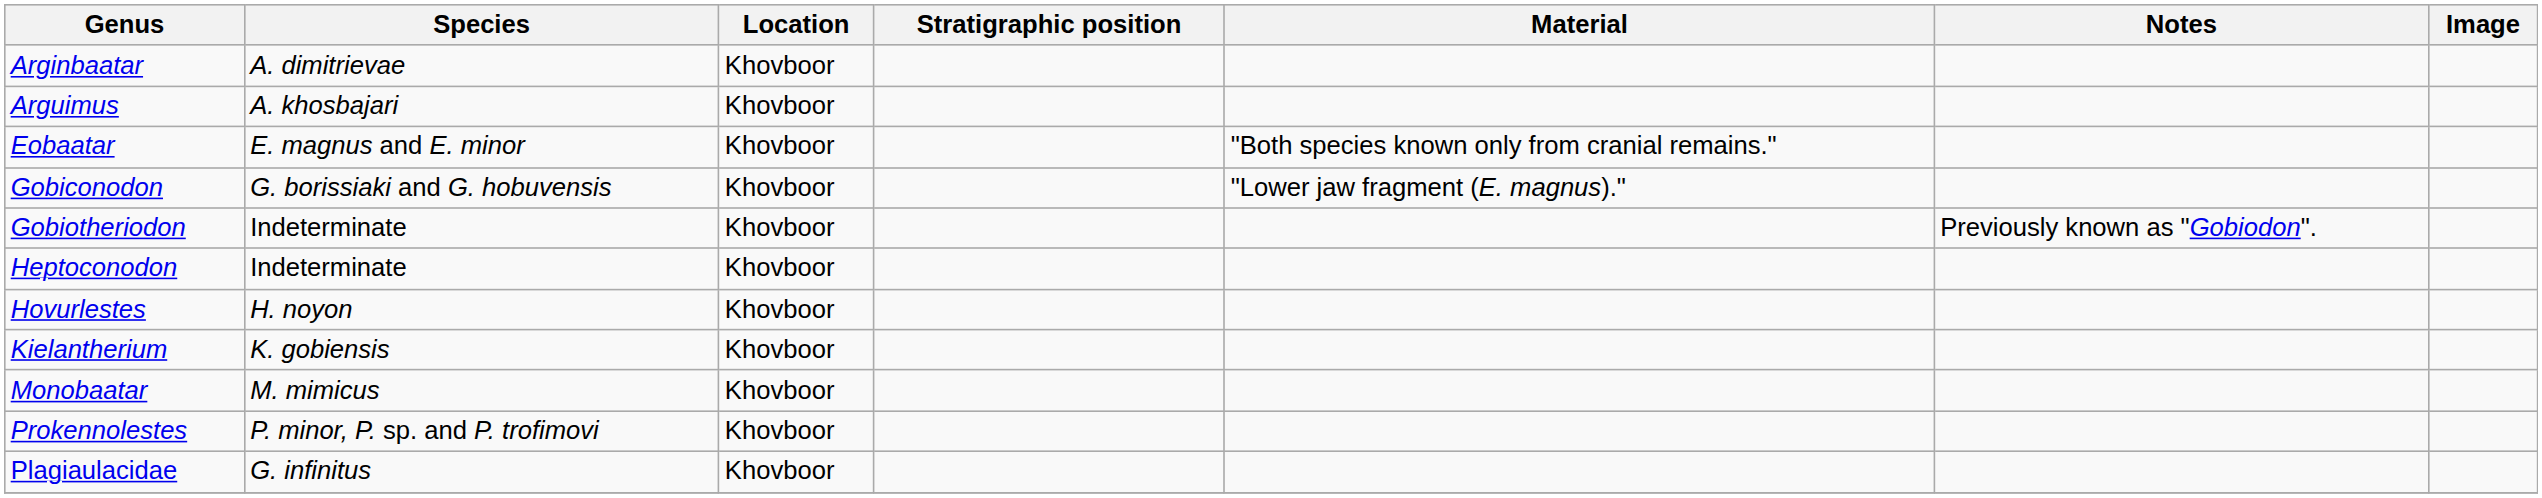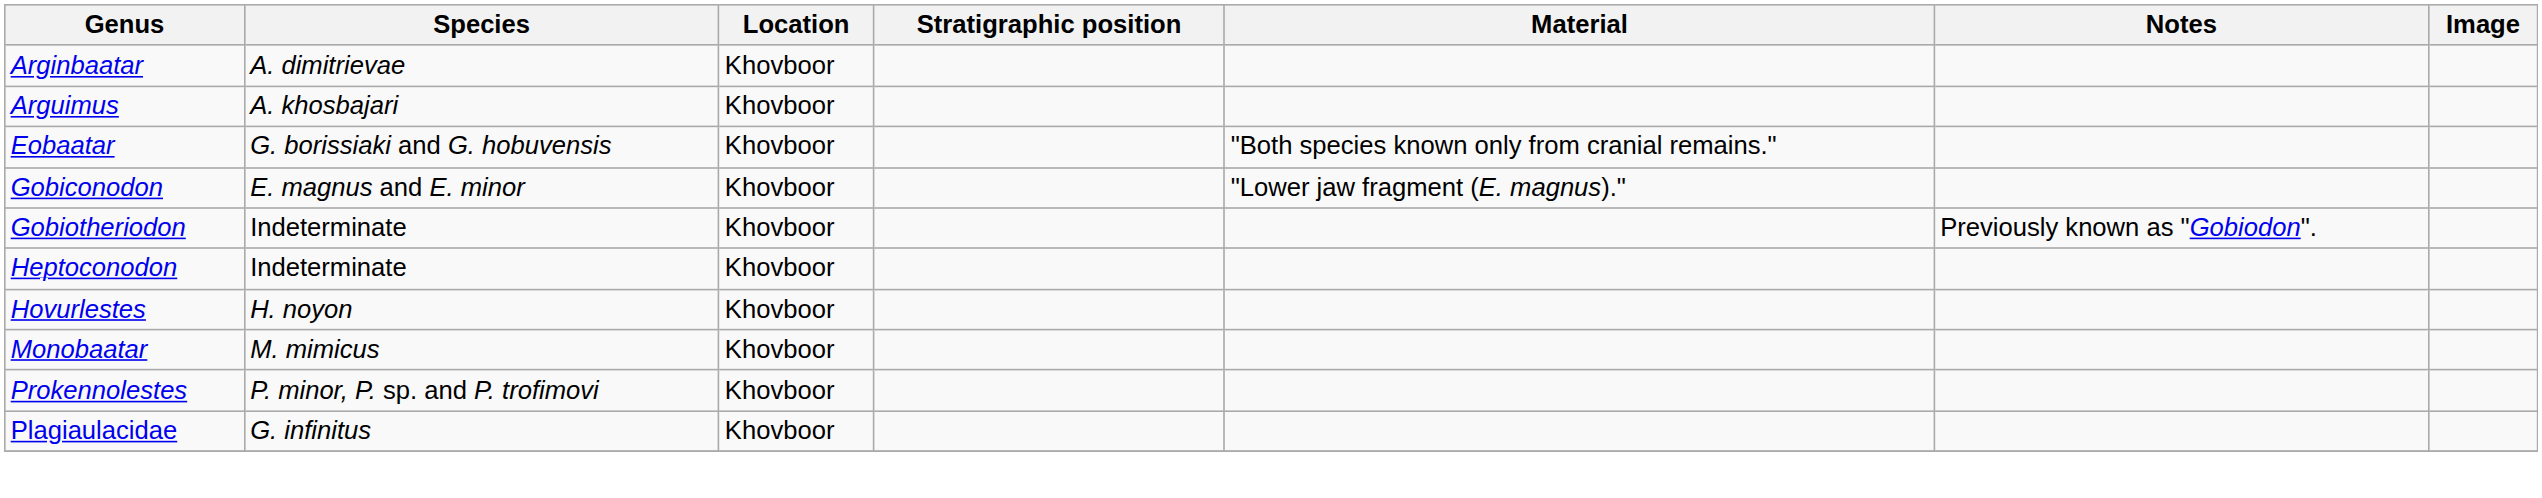(387, 146) E. magnus and E. minor -> (431, 146) G. borissiaki and G. hobuvensis
(431, 187) G. borissiaki and G. hobuvensis -> (387, 187) E. magnus and E. minor
- row: (89, 349)
